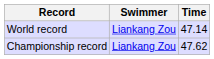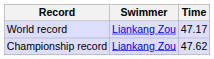(194, 29) 47.14 -> (194, 29) 47.17
